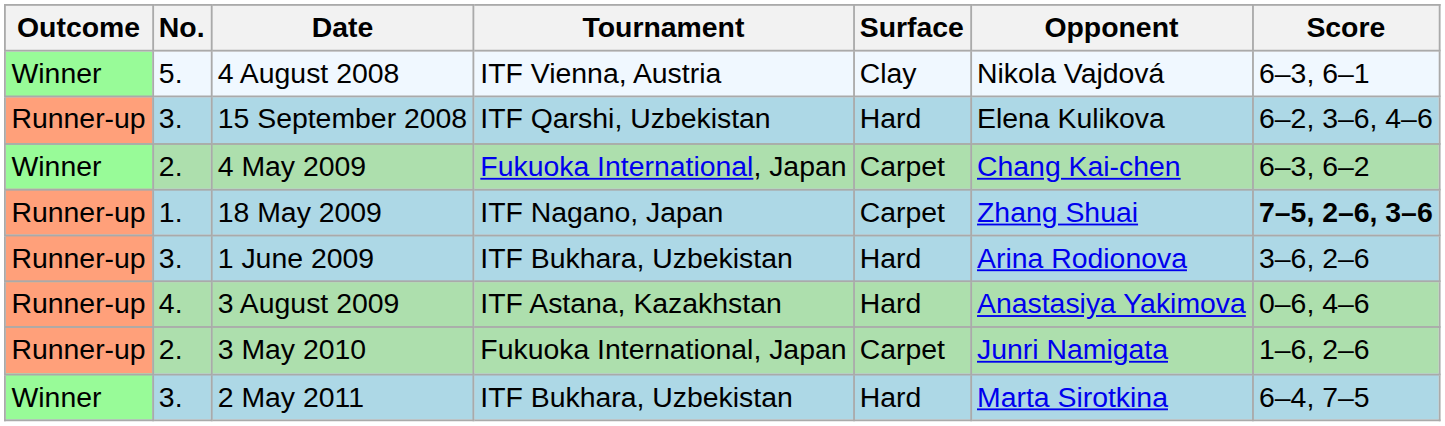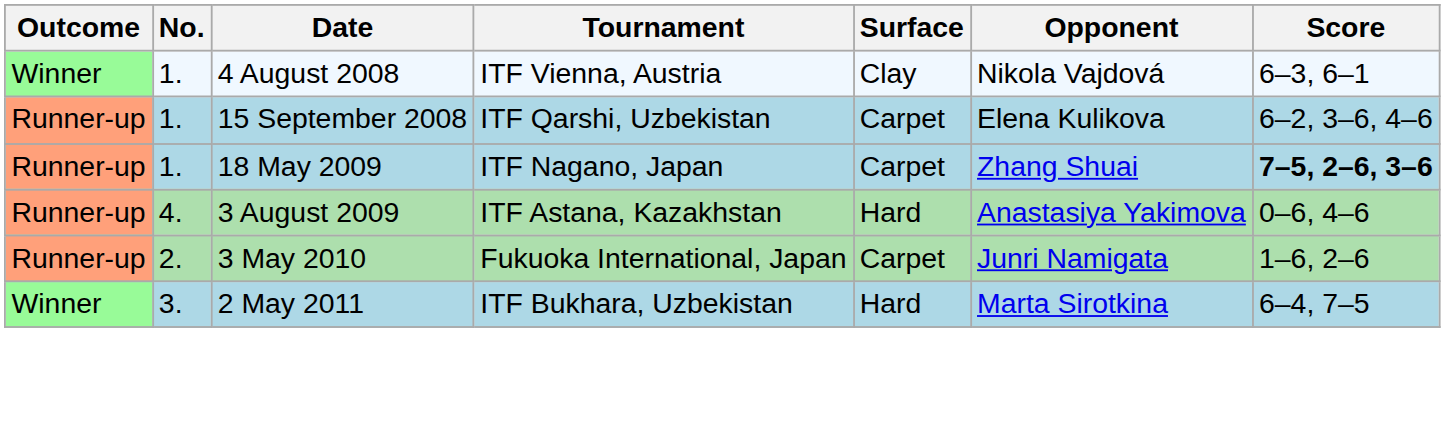(171, 73) 5. -> (171, 73) 1.
(171, 119) 3. -> (171, 119) 1.
(890, 119) Hard -> (902, 119) Carpet
- row: (292, 165)
- row: (296, 257)
